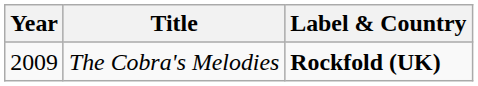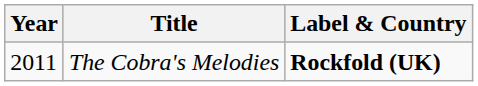(34, 61) 2009 -> (34, 61) 2011
